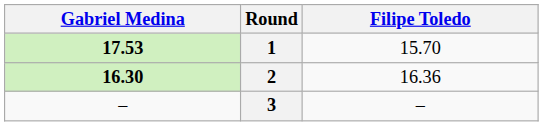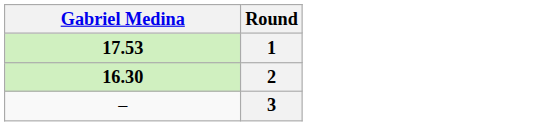- column: (420, 18)
